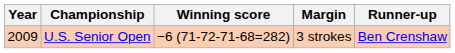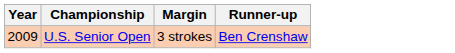- column: (223, 15)
